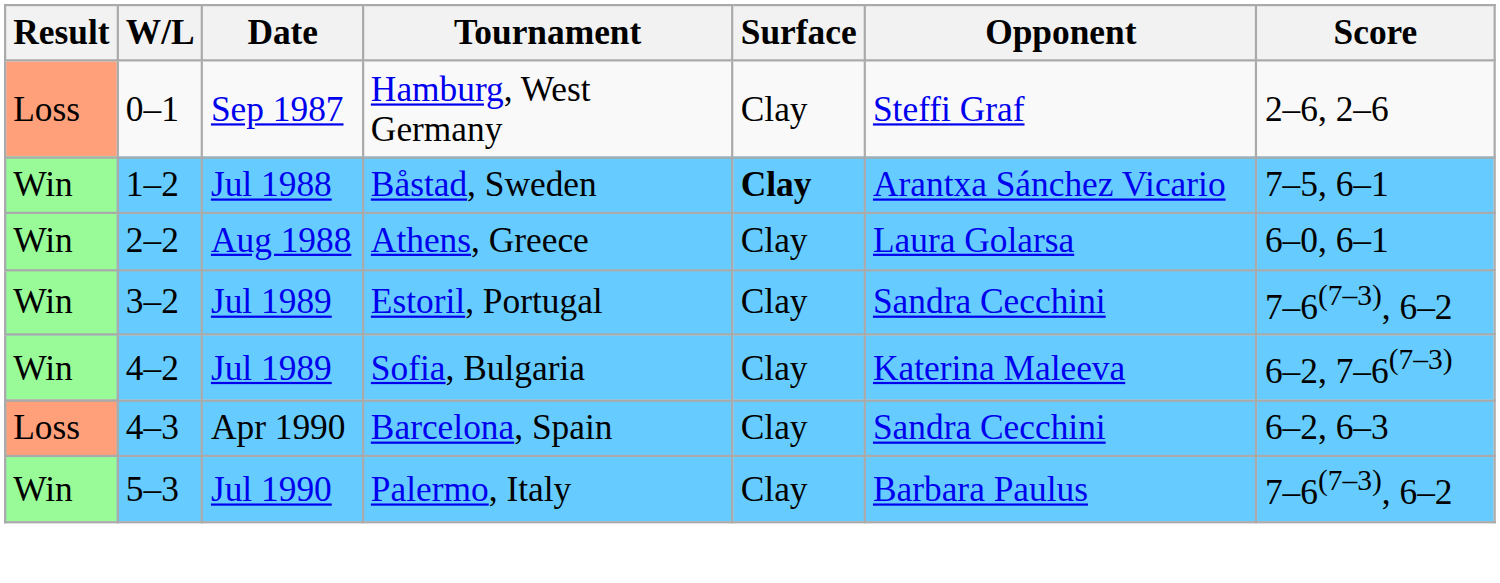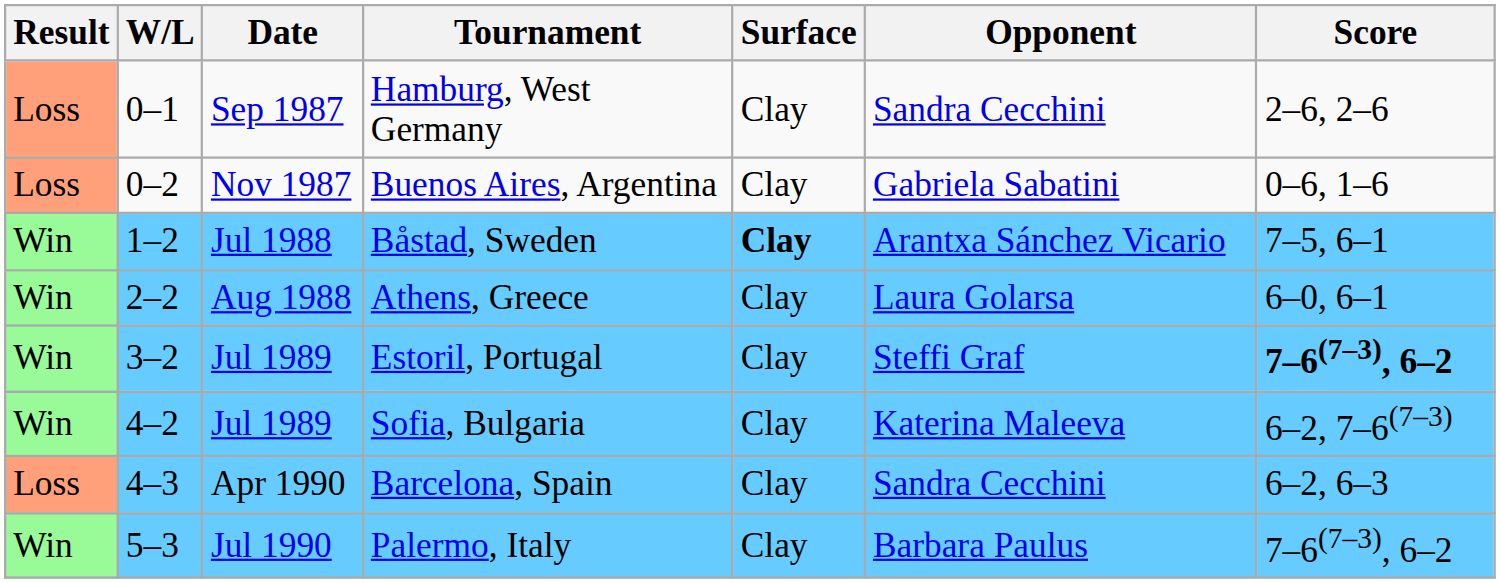(949, 108) Steffi Graf -> (989, 108) Sandra Cecchini
+ row: (544, 184)
(989, 301) Sandra Cecchini -> (949, 357) Steffi Graf
(1359, 301) normal -> (1359, 357) bold
